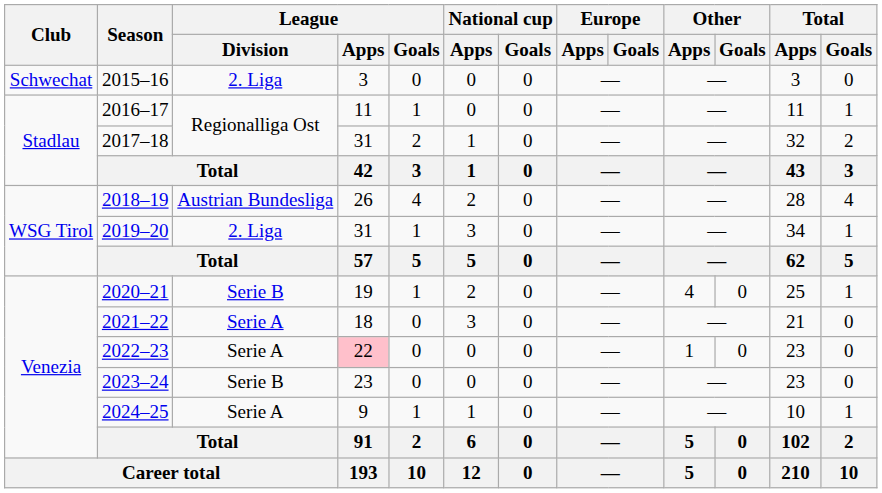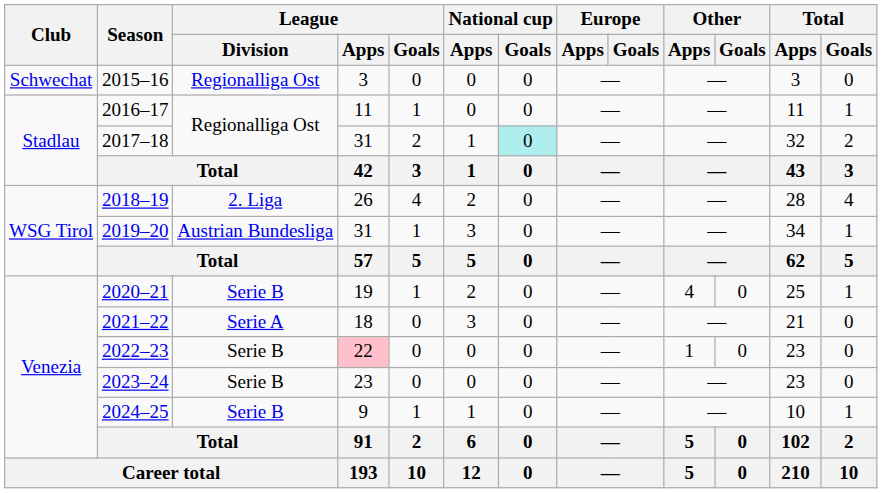(255, 79) 2. Liga -> (255, 79) Regionalliga Ost
(528, 140) no background -> (528, 140) paleturquoise background
(255, 200) Austrian Bundesliga -> (255, 200) 2. Liga
(255, 230) 2. Liga -> (255, 230) Austrian Bundesliga
(255, 351) Serie A -> (255, 351) Serie B
(255, 412) Serie A -> (255, 412) Serie B
